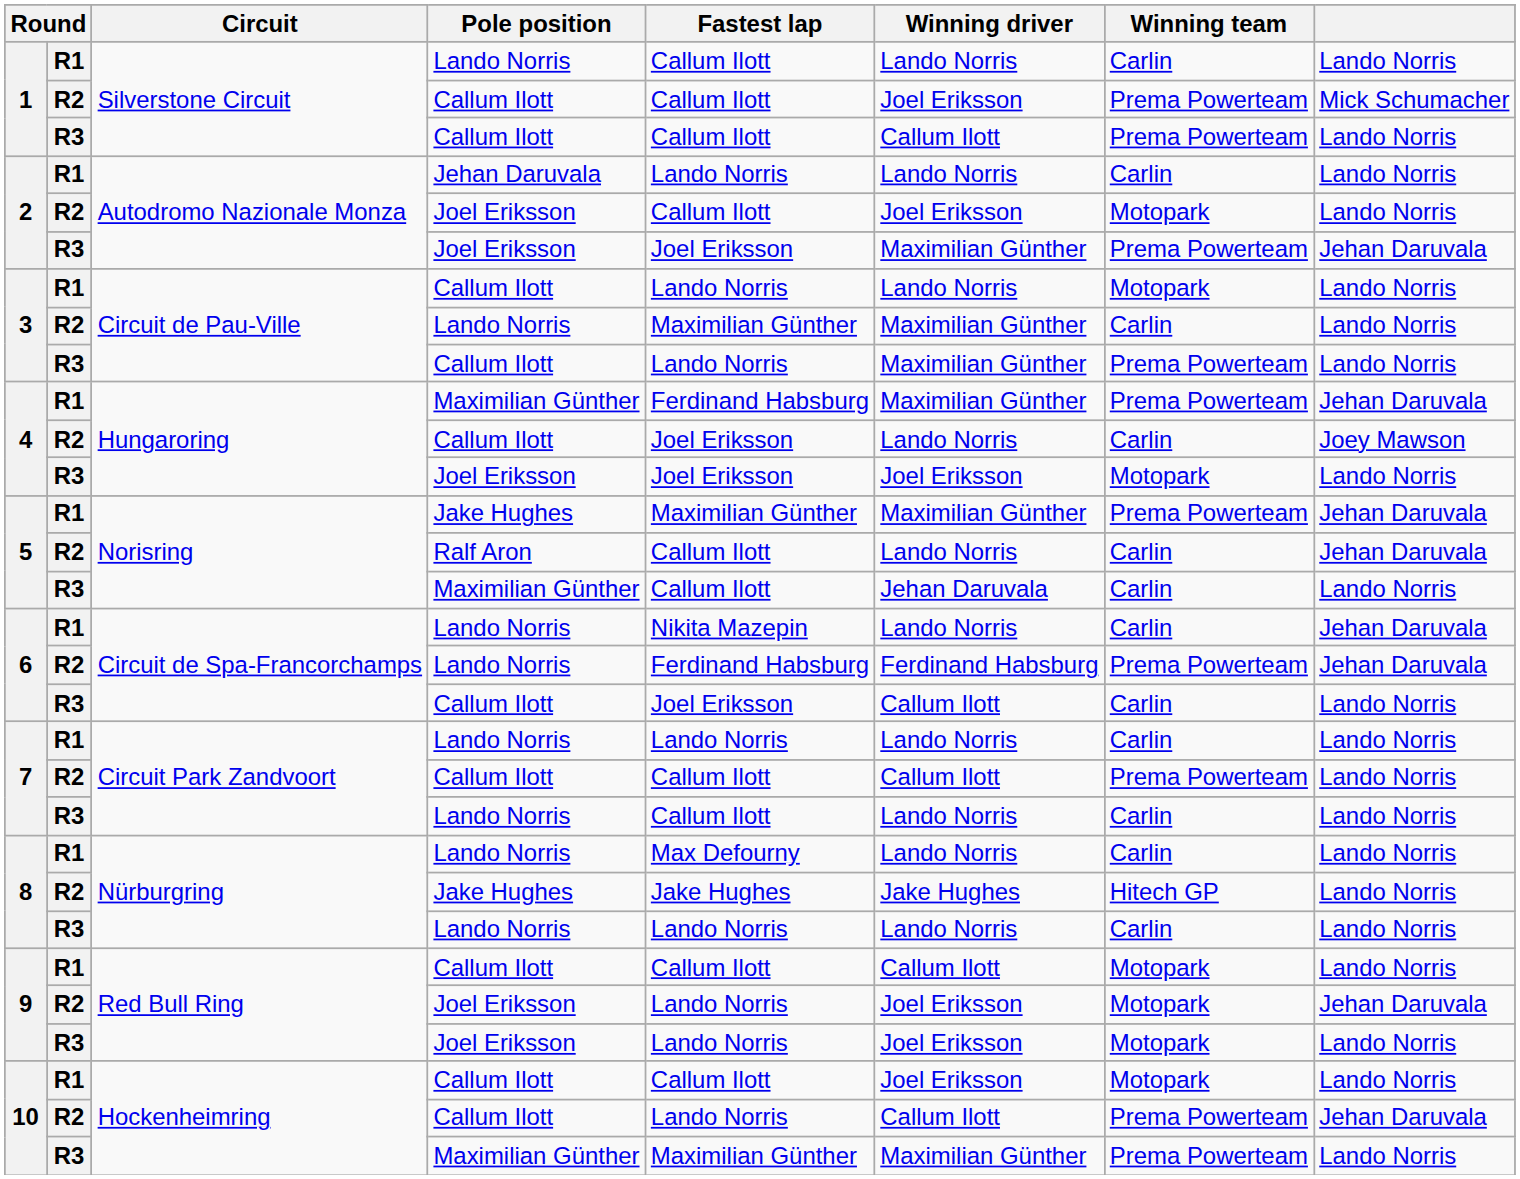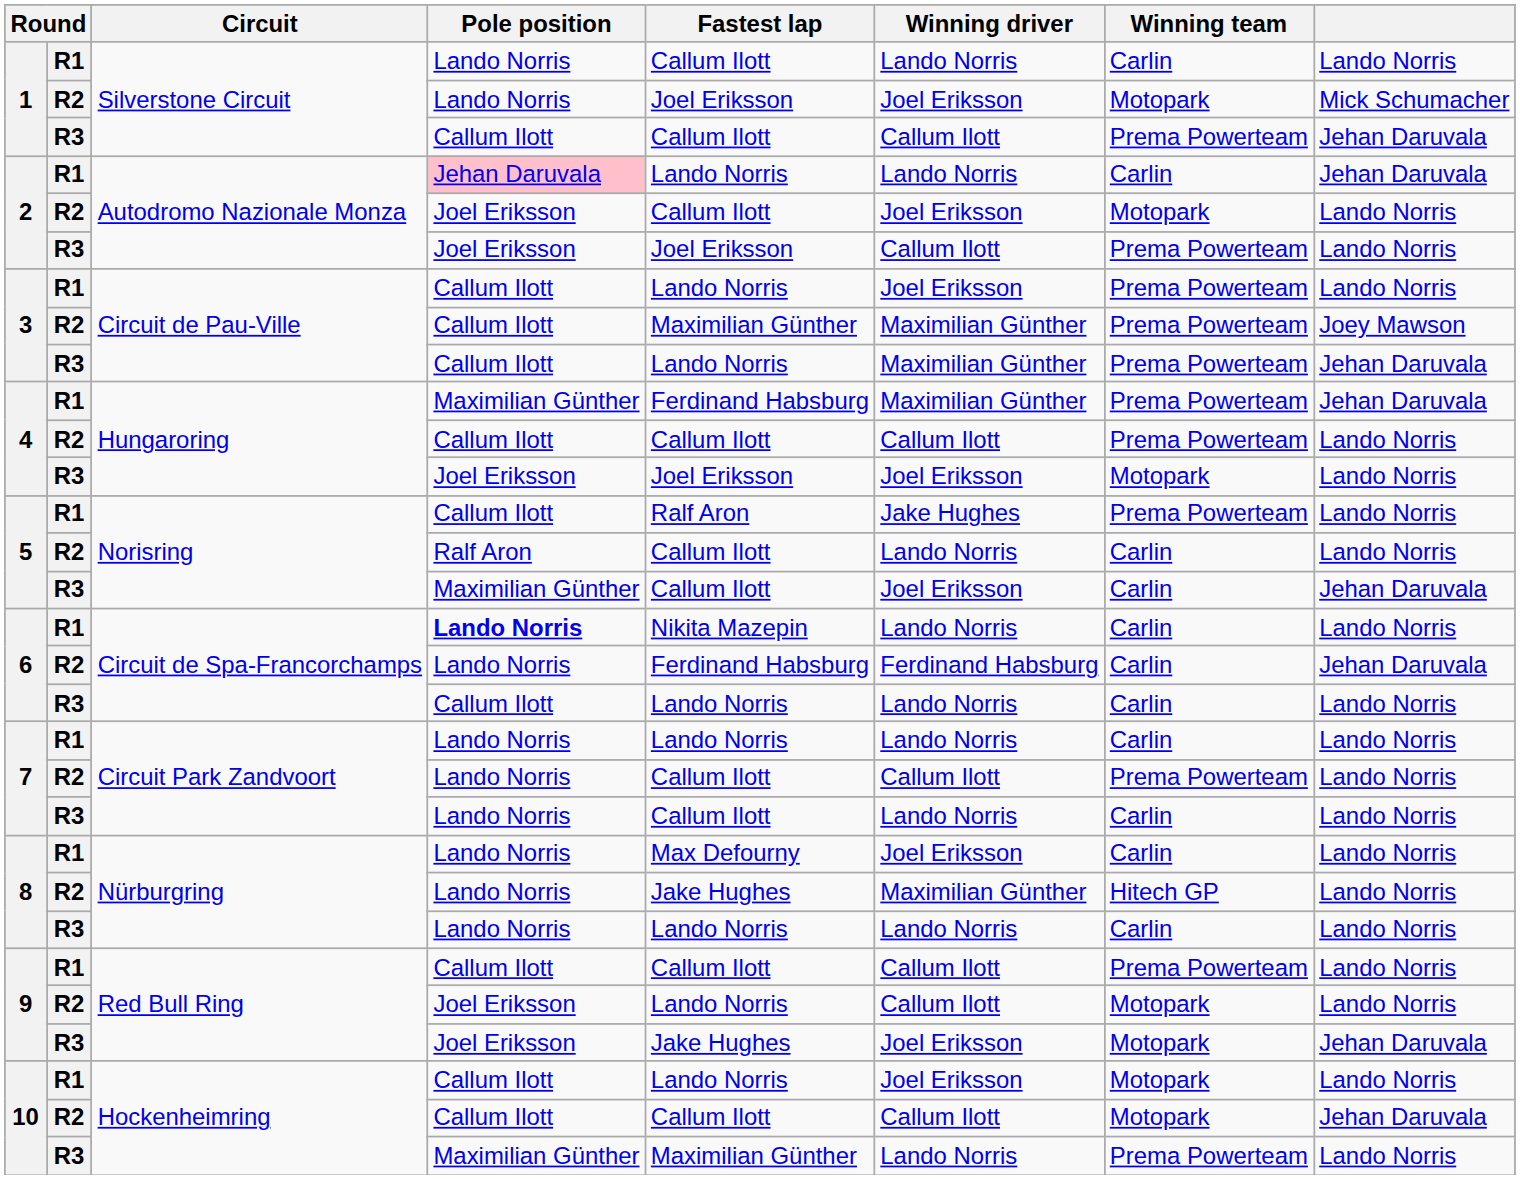(493, 99) Callum Ilott -> (502, 99) Lando Norris
(711, 99) Callum Ilott -> (722, 99) Joel Eriksson
(1209, 99) Prema Powerteam -> (1160, 99) Motopark
(1388, 137) Lando Norris -> (1403, 137) Jehan Daruvala
(517, 174) no background -> (517, 174) pink background
(1388, 174) Lando Norris -> (1403, 174) Jehan Daruvala
(983, 250) Maximilian Günther -> (940, 250) Callum Ilott
(1403, 250) Jehan Daruvala -> (1388, 250) Lando Norris
(949, 287) Lando Norris -> (951, 287) Joel Eriksson
(1160, 287) Motopark -> (1209, 287) Prema Powerteam
(502, 325) Lando Norris -> (493, 325) Callum Ilott
(1141, 325) Carlin -> (1209, 325) Prema Powerteam
(1388, 325) Lando Norris -> (1392, 325) Joey Mawson
(1388, 363) Lando Norris -> (1403, 363) Jehan Daruvala
(722, 438) Joel Eriksson -> (711, 438) Callum Ilott
(949, 438) Lando Norris -> (940, 438) Callum Ilott
(1141, 438) Carlin -> (1209, 438) Prema Powerteam
(1392, 438) Joey Mawson -> (1388, 438) Lando Norris
(503, 514) Jake Hughes -> (493, 514) Callum Ilott
(754, 514) Maximilian Günther -> (700, 514) Ralf Aron
(983, 514) Maximilian Günther -> (950, 514) Jake Hughes
(1403, 514) Jehan Daruvala -> (1388, 514) Lando Norris
(1403, 552) Jehan Daruvala -> (1388, 552) Lando Norris
(964, 589) Jehan Daruvala -> (951, 589) Joel Eriksson
(1388, 589) Lando Norris -> (1403, 589) Jehan Daruvala
(502, 627) normal -> (508, 627) bold
(1403, 627) Jehan Daruvala -> (1388, 627) Lando Norris
(1209, 665) Prema Powerteam -> (1141, 665) Carlin
(722, 702) Joel Eriksson -> (719, 702) Lando Norris
(940, 702) Callum Ilott -> (949, 702) Lando Norris
(493, 778) Callum Ilott -> (502, 778) Lando Norris
(949, 853) Lando Norris -> (951, 853) Joel Eriksson
(503, 891) Jake Hughes -> (502, 891) Lando Norris
(950, 891) Jake Hughes -> (983, 891) Maximilian Günther
(1160, 967) Motopark -> (1209, 967) Prema Powerteam
(951, 1004) Joel Eriksson -> (940, 1004) Callum Ilott
(1403, 1004) Jehan Daruvala -> (1388, 1004) Lando Norris
(719, 1042) Lando Norris -> (721, 1042) Jake Hughes
(1388, 1042) Lando Norris -> (1403, 1042) Jehan Daruvala
(711, 1080) Callum Ilott -> (719, 1080) Lando Norris
(719, 1118) Lando Norris -> (711, 1118) Callum Ilott
(1209, 1118) Prema Powerteam -> (1160, 1118) Motopark
(983, 1155) Maximilian Günther -> (949, 1155) Lando Norris
